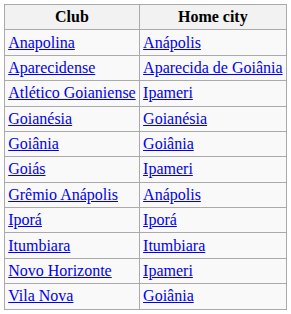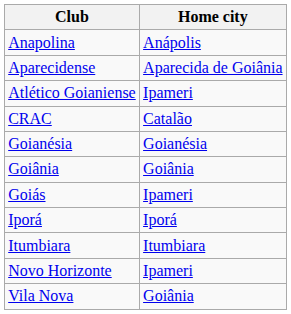+ row: (30, 118)
- row: (63, 194)
